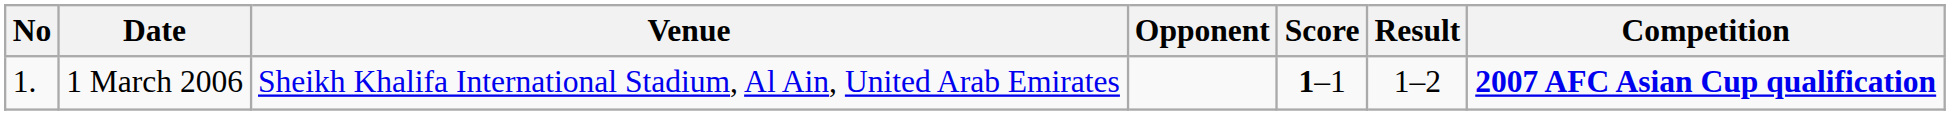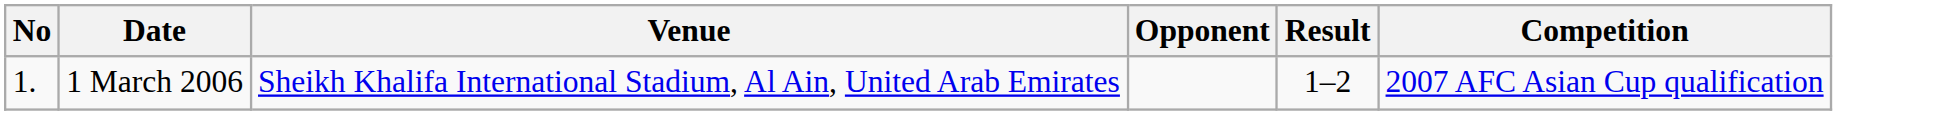- column: (1322, 30)
(1706, 82) bold -> (1605, 82) normal
